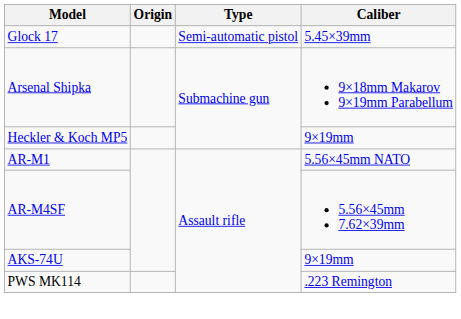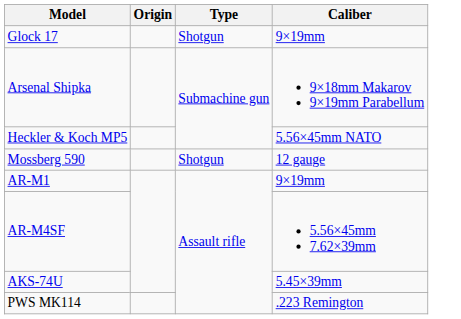(238, 36) Semi-automatic pistol -> (201, 36) Shotgun
(337, 36) 5.45×39mm -> (300, 36) 9×19mm
(329, 137) 9×19mm -> (328, 137) 5.56×45mm NATO
+ row: (46, 159)
(357, 159) 5.56×45mm NATO -> (300, 180) 9×19mm
(329, 260) 9×19mm -> (309, 281) 5.45×39mm
